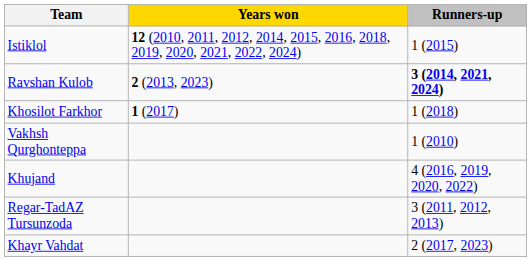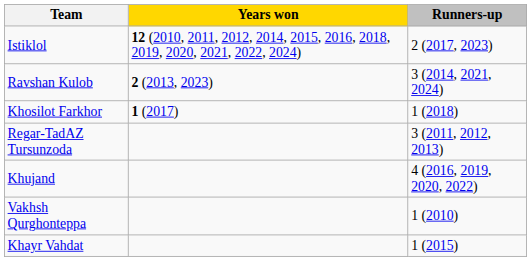(435, 44) 1 (2015) -> (452, 44) 2 (2017, 2023)
(451, 82) bold -> (451, 82) normal
rows swapped: (46, 216) <-> (47, 141)
(452, 245) 2 (2017, 2023) -> (435, 245) 1 (2015)
